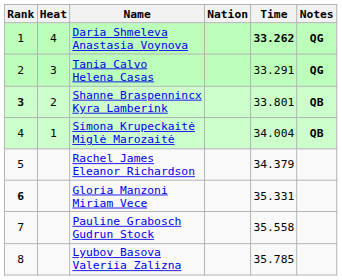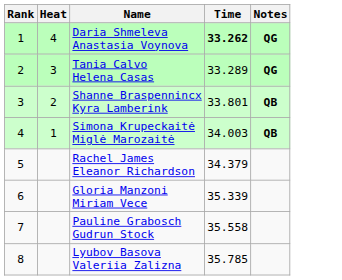- column: (228, 14)
(274, 70) 33.291 -> (228, 70) 33.289
(21, 102) bold -> (21, 102) normal
(274, 133) 34.004 -> (228, 133) 34.003
(21, 196) bold -> (21, 196) normal
(274, 196) 35.331 -> (228, 196) 35.339
